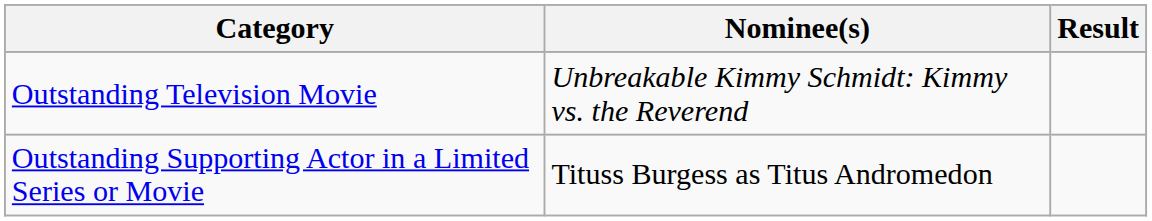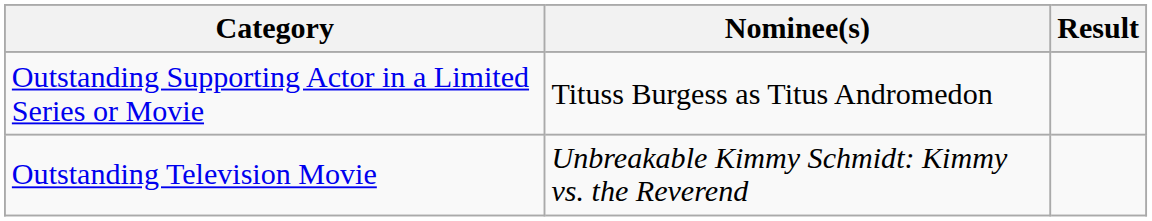rows swapped: (194, 92) <-> (270, 174)
